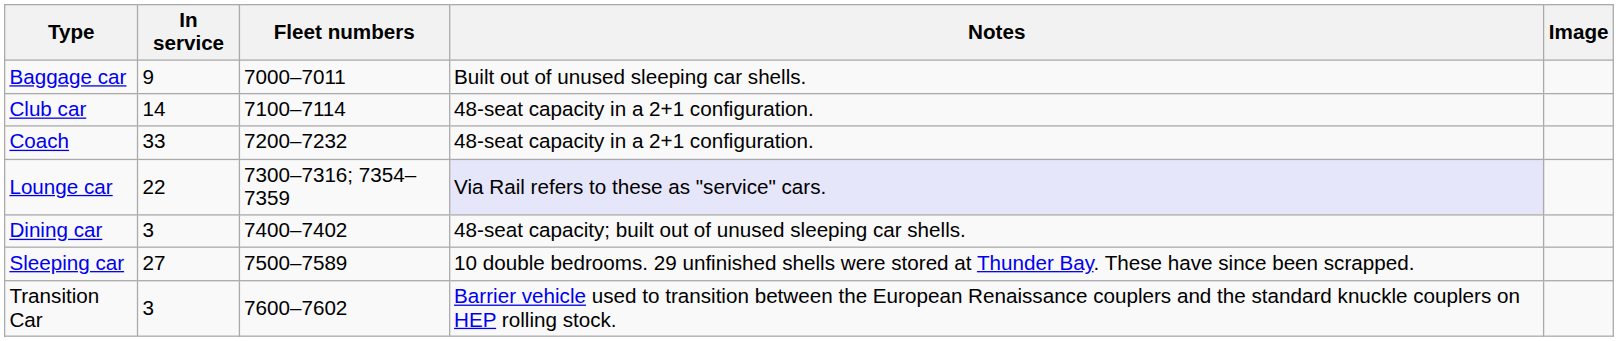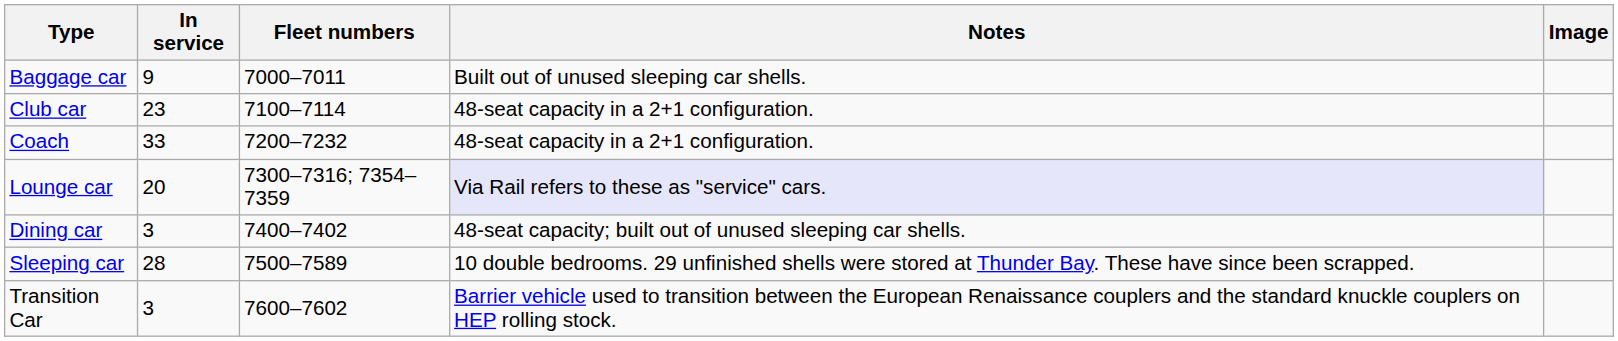(154, 109) 14 -> (154, 109) 23
(154, 186) 22 -> (154, 186) 20
(154, 263) 27 -> (154, 263) 28
